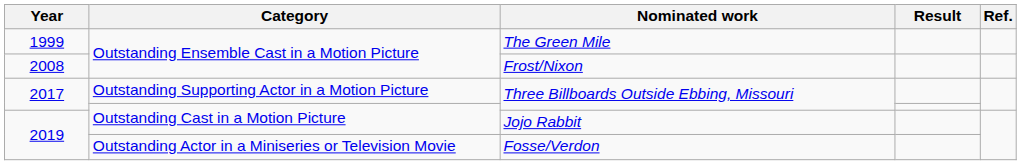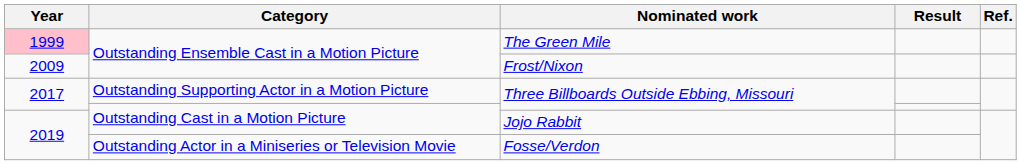(47, 41) no background -> (47, 41) pink background
(47, 66) 2008 -> (47, 66) 2009
